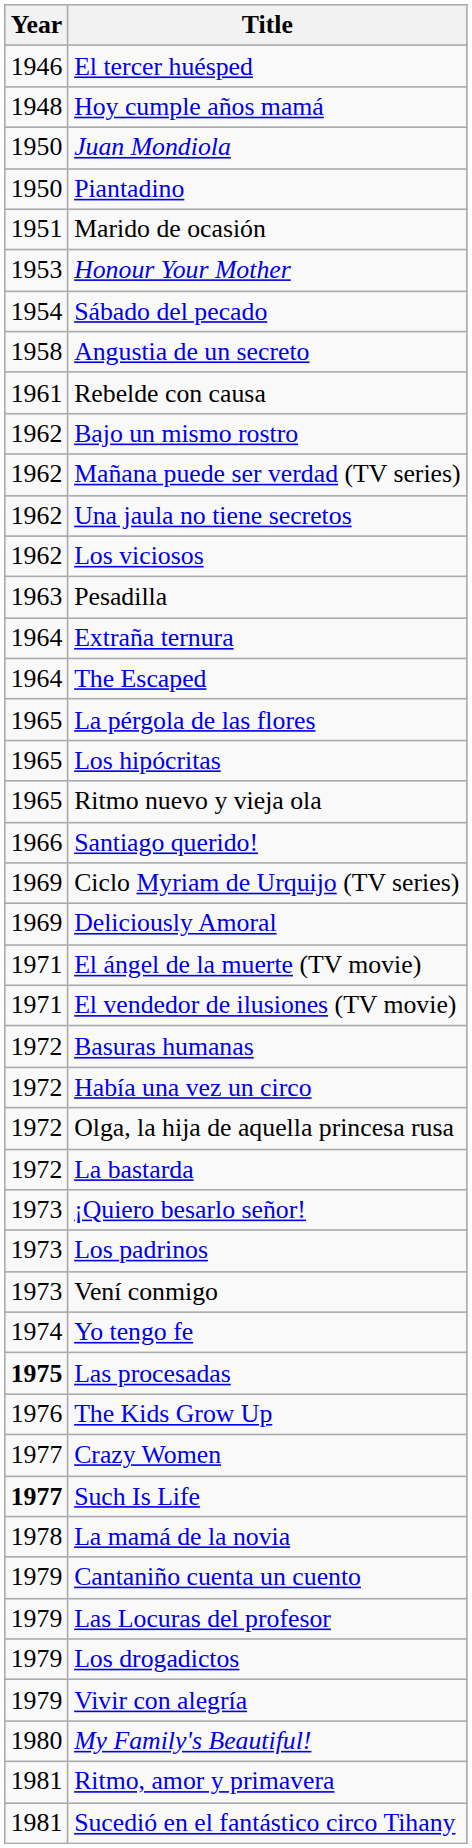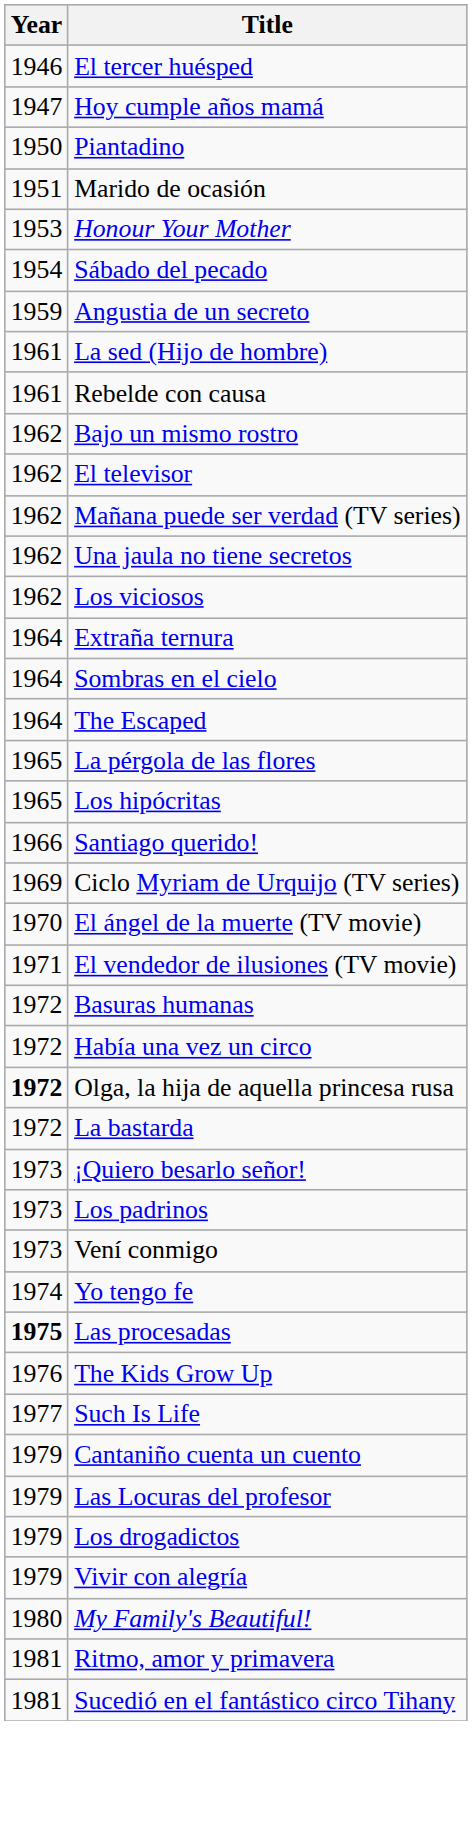(37, 106) 1948 -> (37, 106) 1947
- row: (152, 147)
(37, 351) 1958 -> (37, 310) 1959
+ row: (201, 351)
+ row: (133, 474)
- row: (121, 596)
+ row: (175, 678)
- row: (198, 801)
- row: (175, 923)
(37, 964) 1971 -> (37, 923) 1970
(37, 1127) normal -> (37, 1087) bold
- row: (148, 1454)
(37, 1495) bold -> (37, 1413) normal
- row: (182, 1536)
